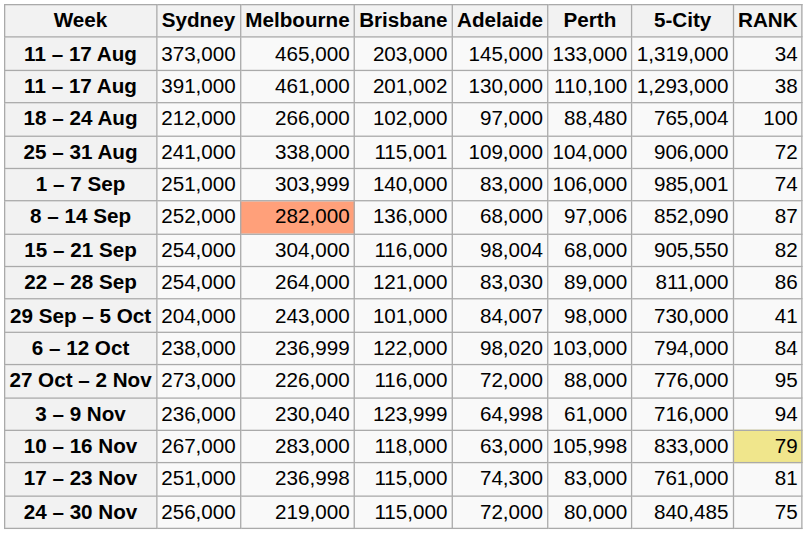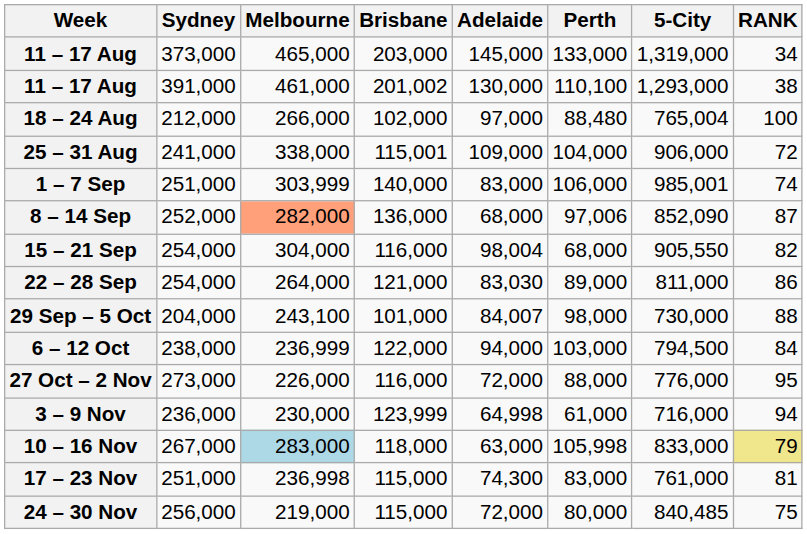(312, 315) 243,000 -> (312, 315) 243,100
(786, 315) 41 -> (786, 315) 88
(511, 348) 98,020 -> (511, 348) 94,000
(691, 348) 794,000 -> (691, 348) 794,500
(312, 413) 230,040 -> (312, 413) 230,000
(312, 446) no background -> (312, 446) lightblue background
